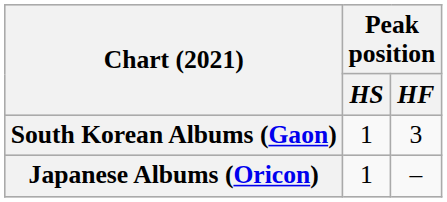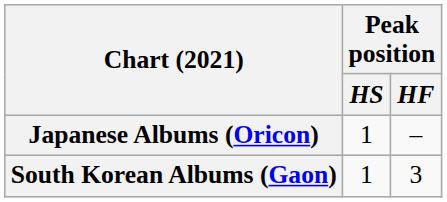rows swapped: (174, 175) <-> (174, 134)
